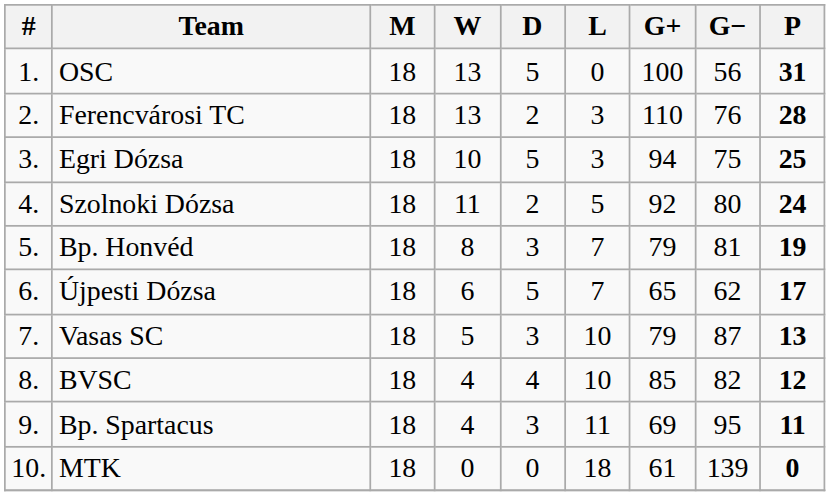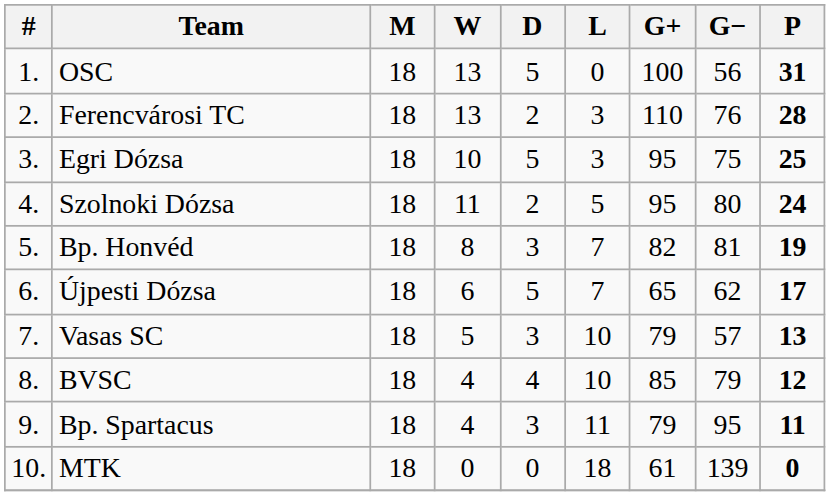(662, 159) 94 -> (662, 159) 95
(662, 203) 92 -> (662, 203) 95
(662, 247) 79 -> (662, 247) 82
(728, 335) 87 -> (728, 335) 57
(728, 379) 82 -> (728, 379) 79
(662, 423) 69 -> (662, 423) 79
